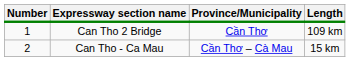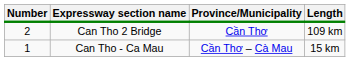(27, 31) 1 -> (27, 31) 2
(27, 48) 2 -> (27, 48) 1
